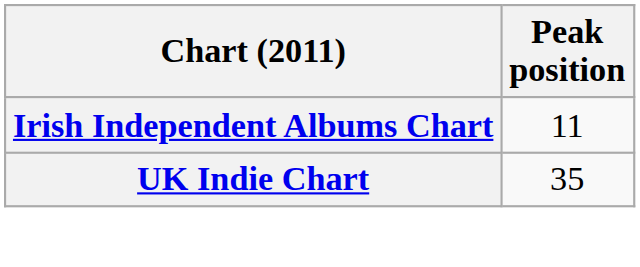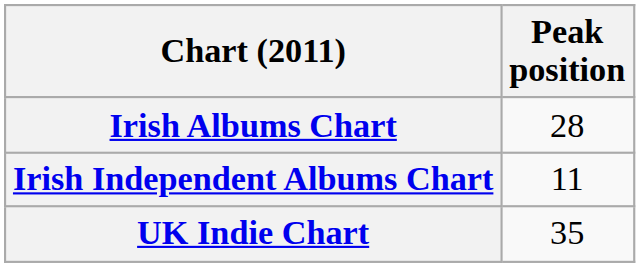+ row: (253, 124)
